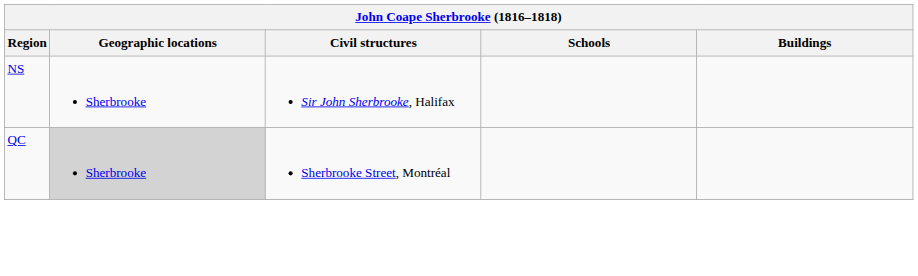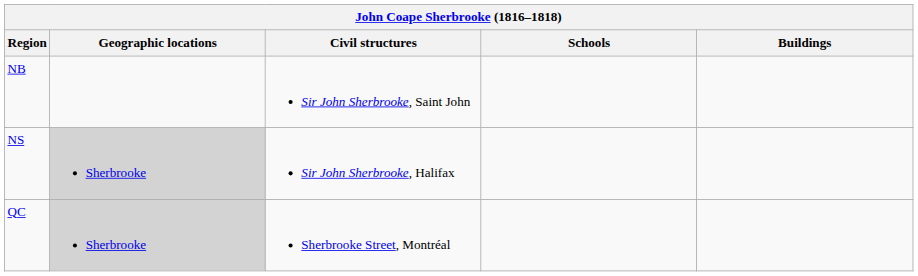+ row: (17, 68)
(158, 102) no background -> (158, 173) lightgrey background
